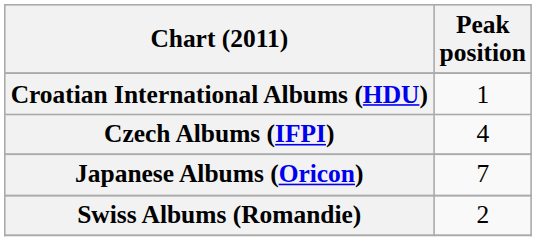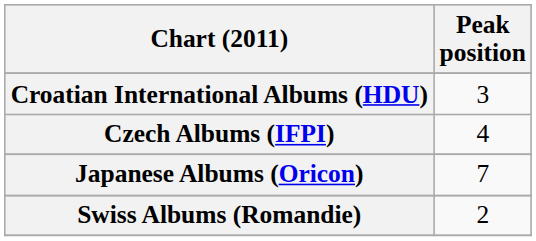(483, 93) 1 -> (483, 93) 3
